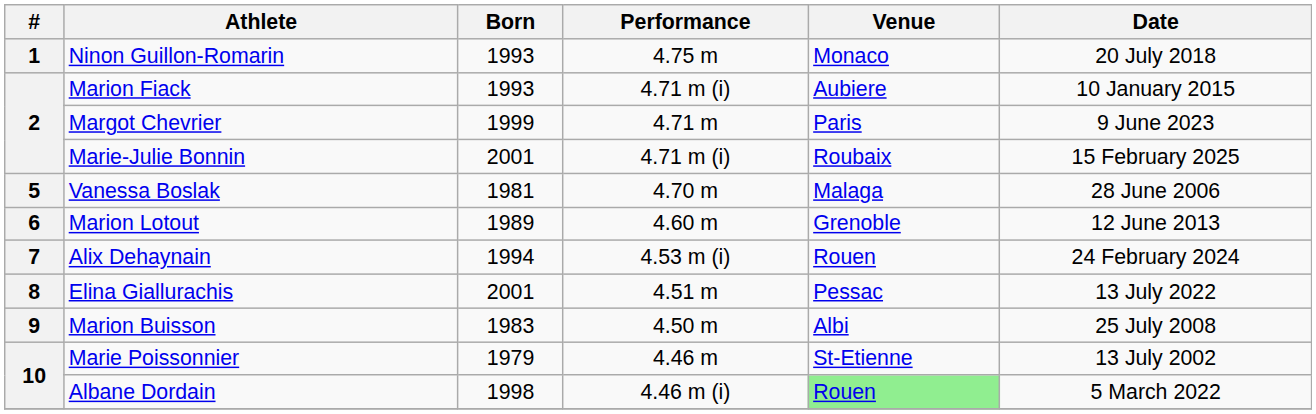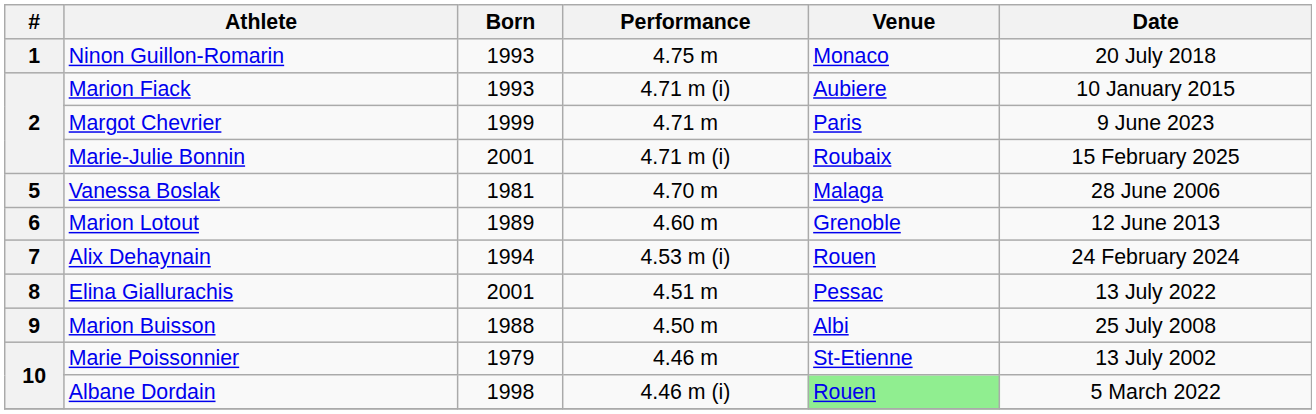(511, 325) 1983 -> (511, 325) 1988
